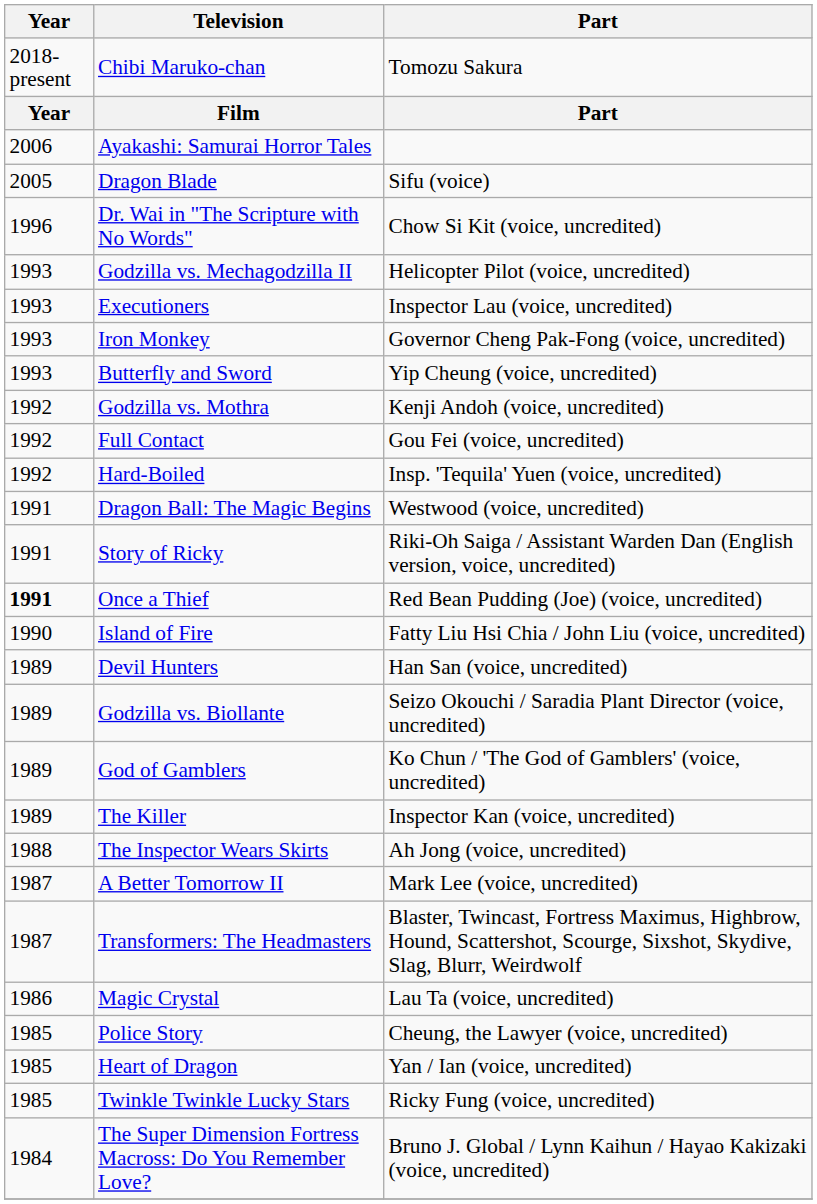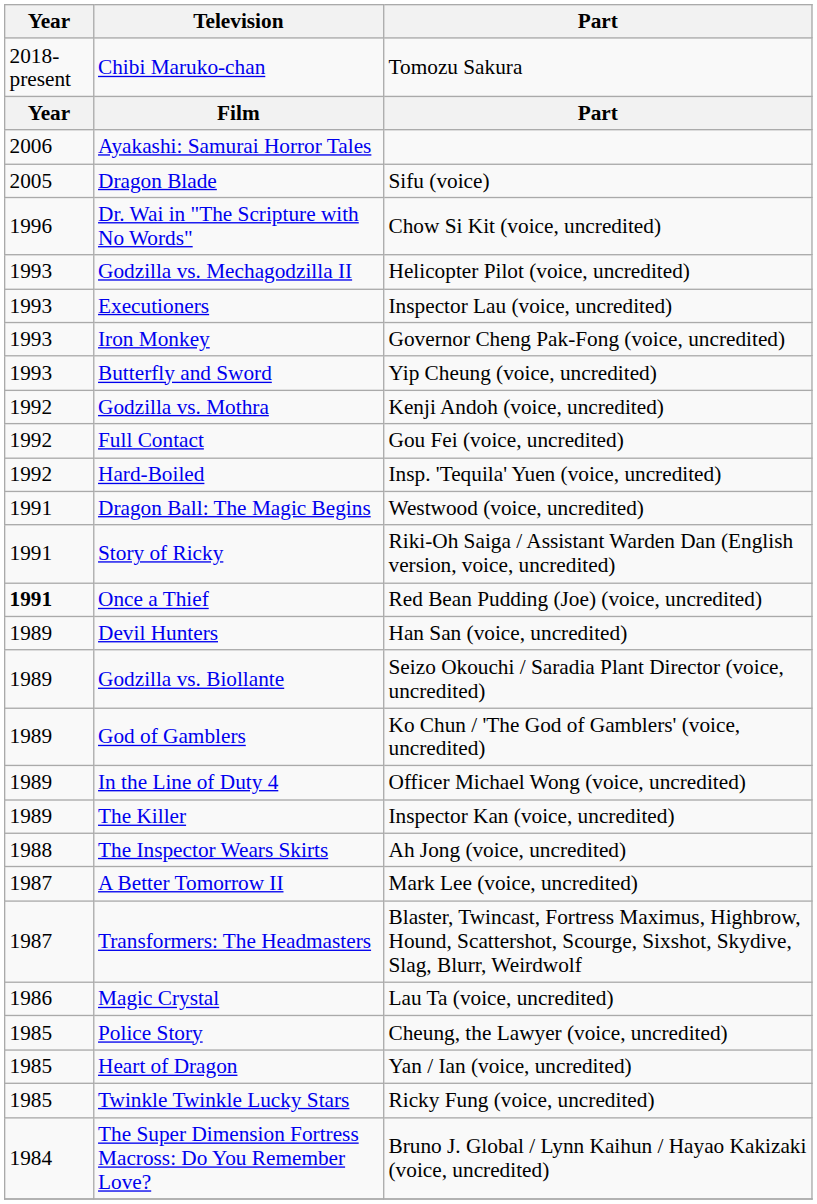- row: (155, 633)
+ row: (188, 782)
